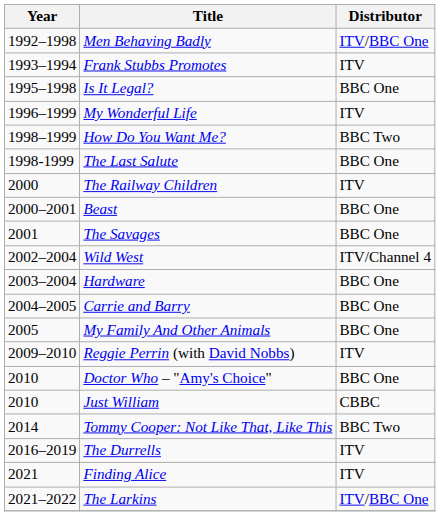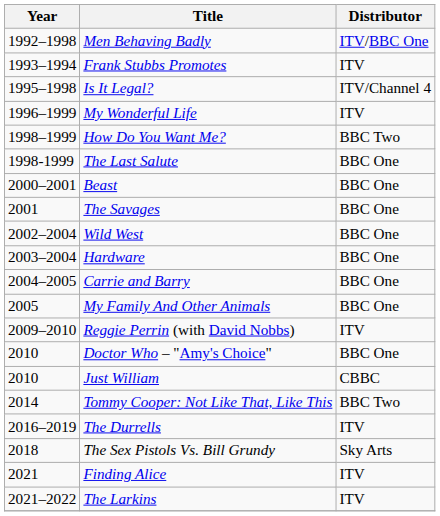(369, 88) BBC One -> (385, 88) ITV/Channel 4
- row: (150, 185)
(385, 257) ITV/Channel 4 -> (369, 233) BBC One
+ row: (179, 450)
(384, 498) ITV/BBC One -> (352, 498) ITV
